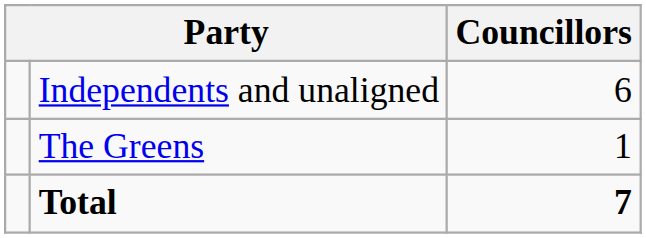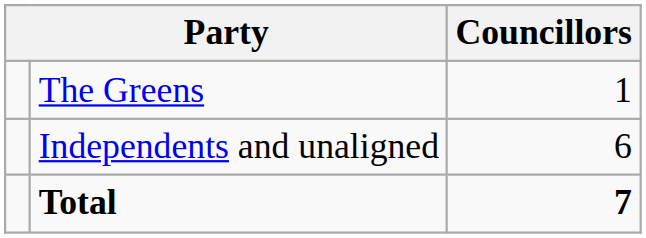rows swapped: (239, 89) <-> (121, 145)
